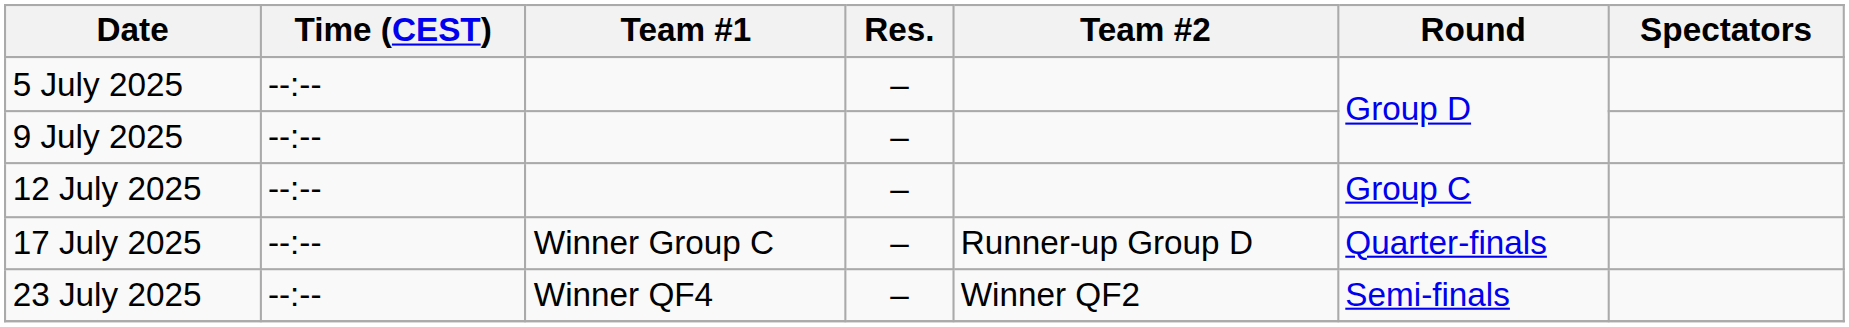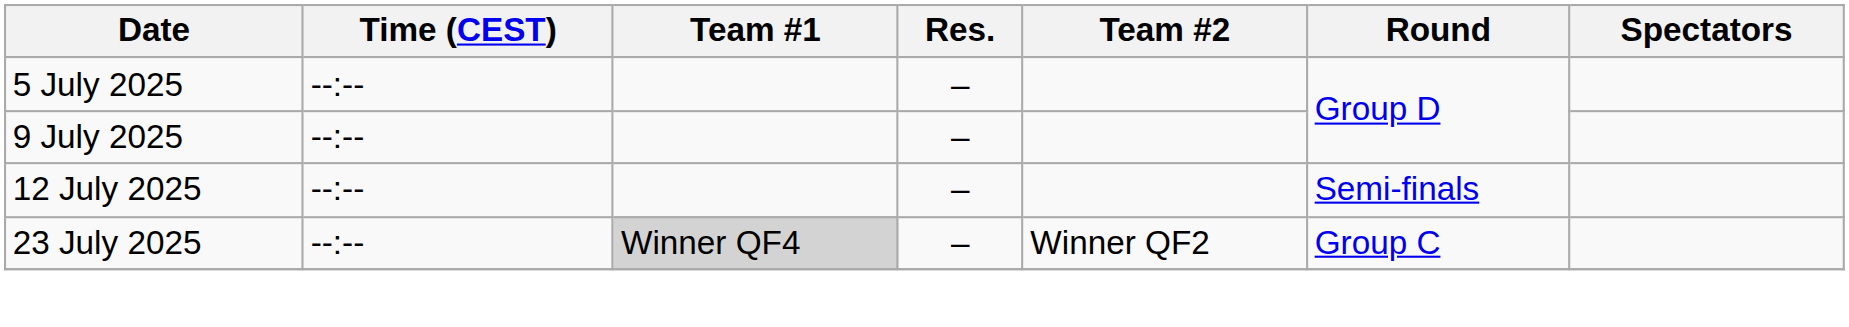(1408, 189) Group C -> (1397, 189) Semi-finals
- row: (107, 242)
(623, 294) no background -> (711, 242) lightgrey background
(1428, 294) Semi-finals -> (1378, 242) Group C
